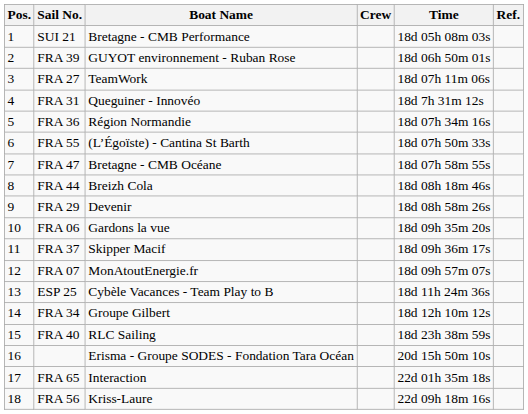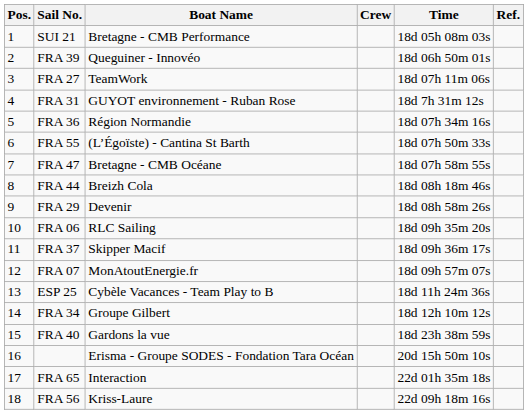(192, 57) GUYOT environnement - Ruban Rose -> (144, 57) Queguiner - Innovéo
(144, 100) Queguiner - Innovéo -> (192, 100) GUYOT environnement - Ruban Rose
(129, 228) Gardons la vue -> (122, 228) RLC Sailing
(122, 334) RLC Sailing -> (129, 334) Gardons la vue
